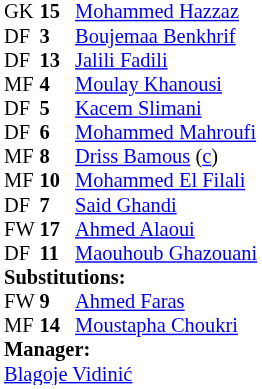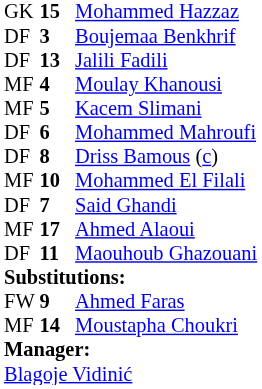(17, 108) DF -> (19, 108) MF
(19, 156) MF -> (17, 156) DF
(19, 229) FW -> (19, 229) MF
